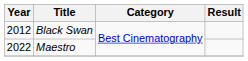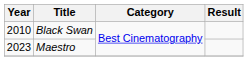(19, 30) 2012 -> (19, 30) 2010
(19, 47) 2022 -> (19, 47) 2023
